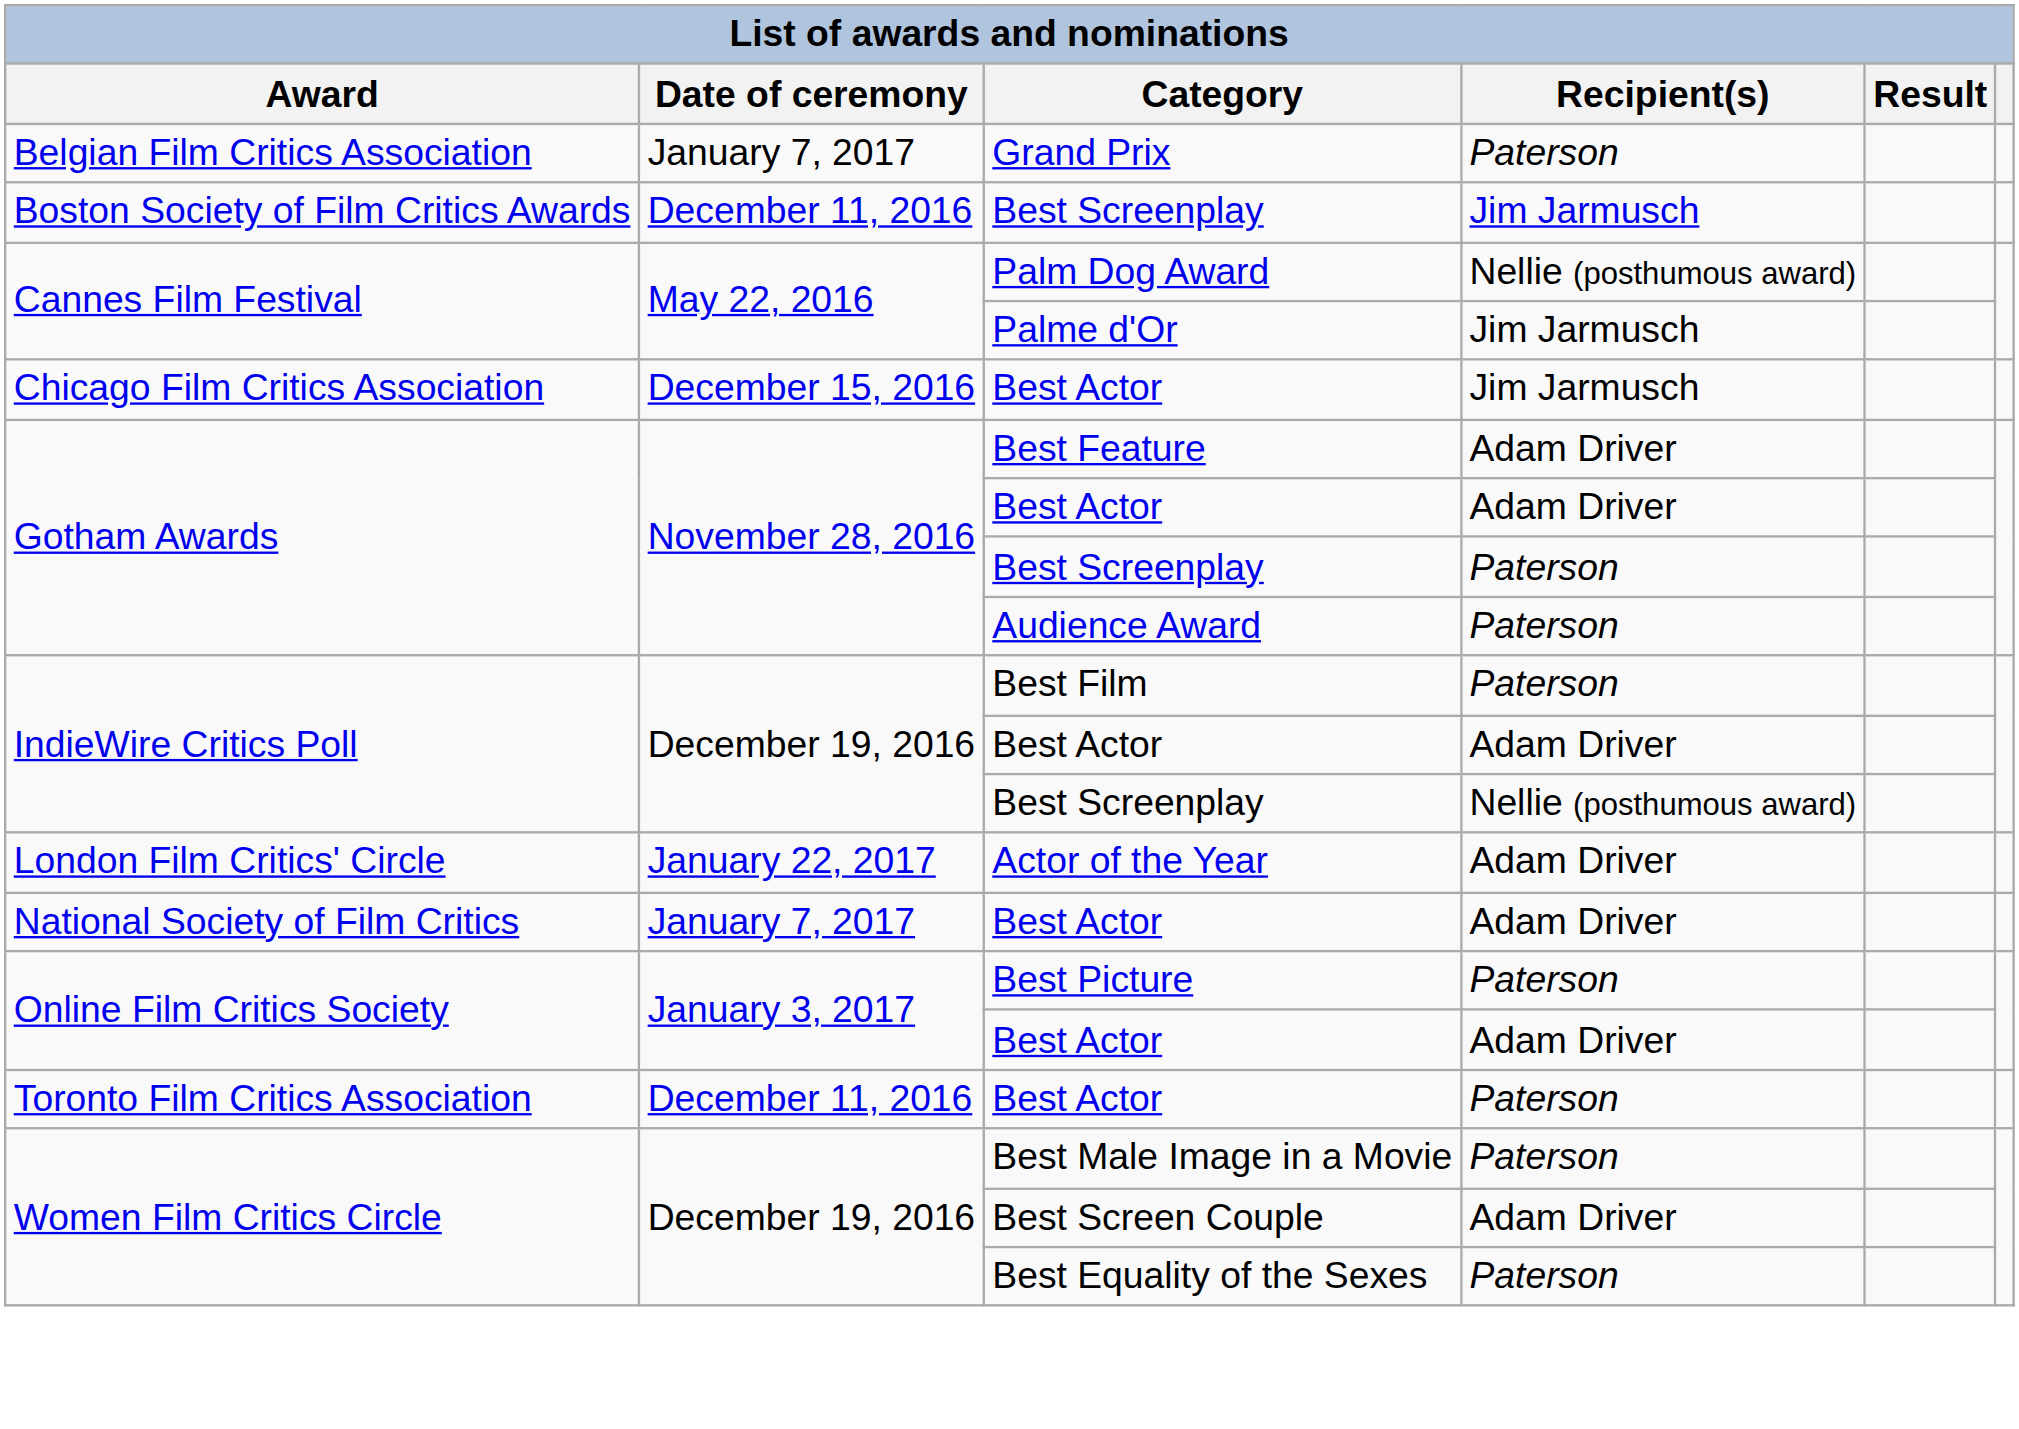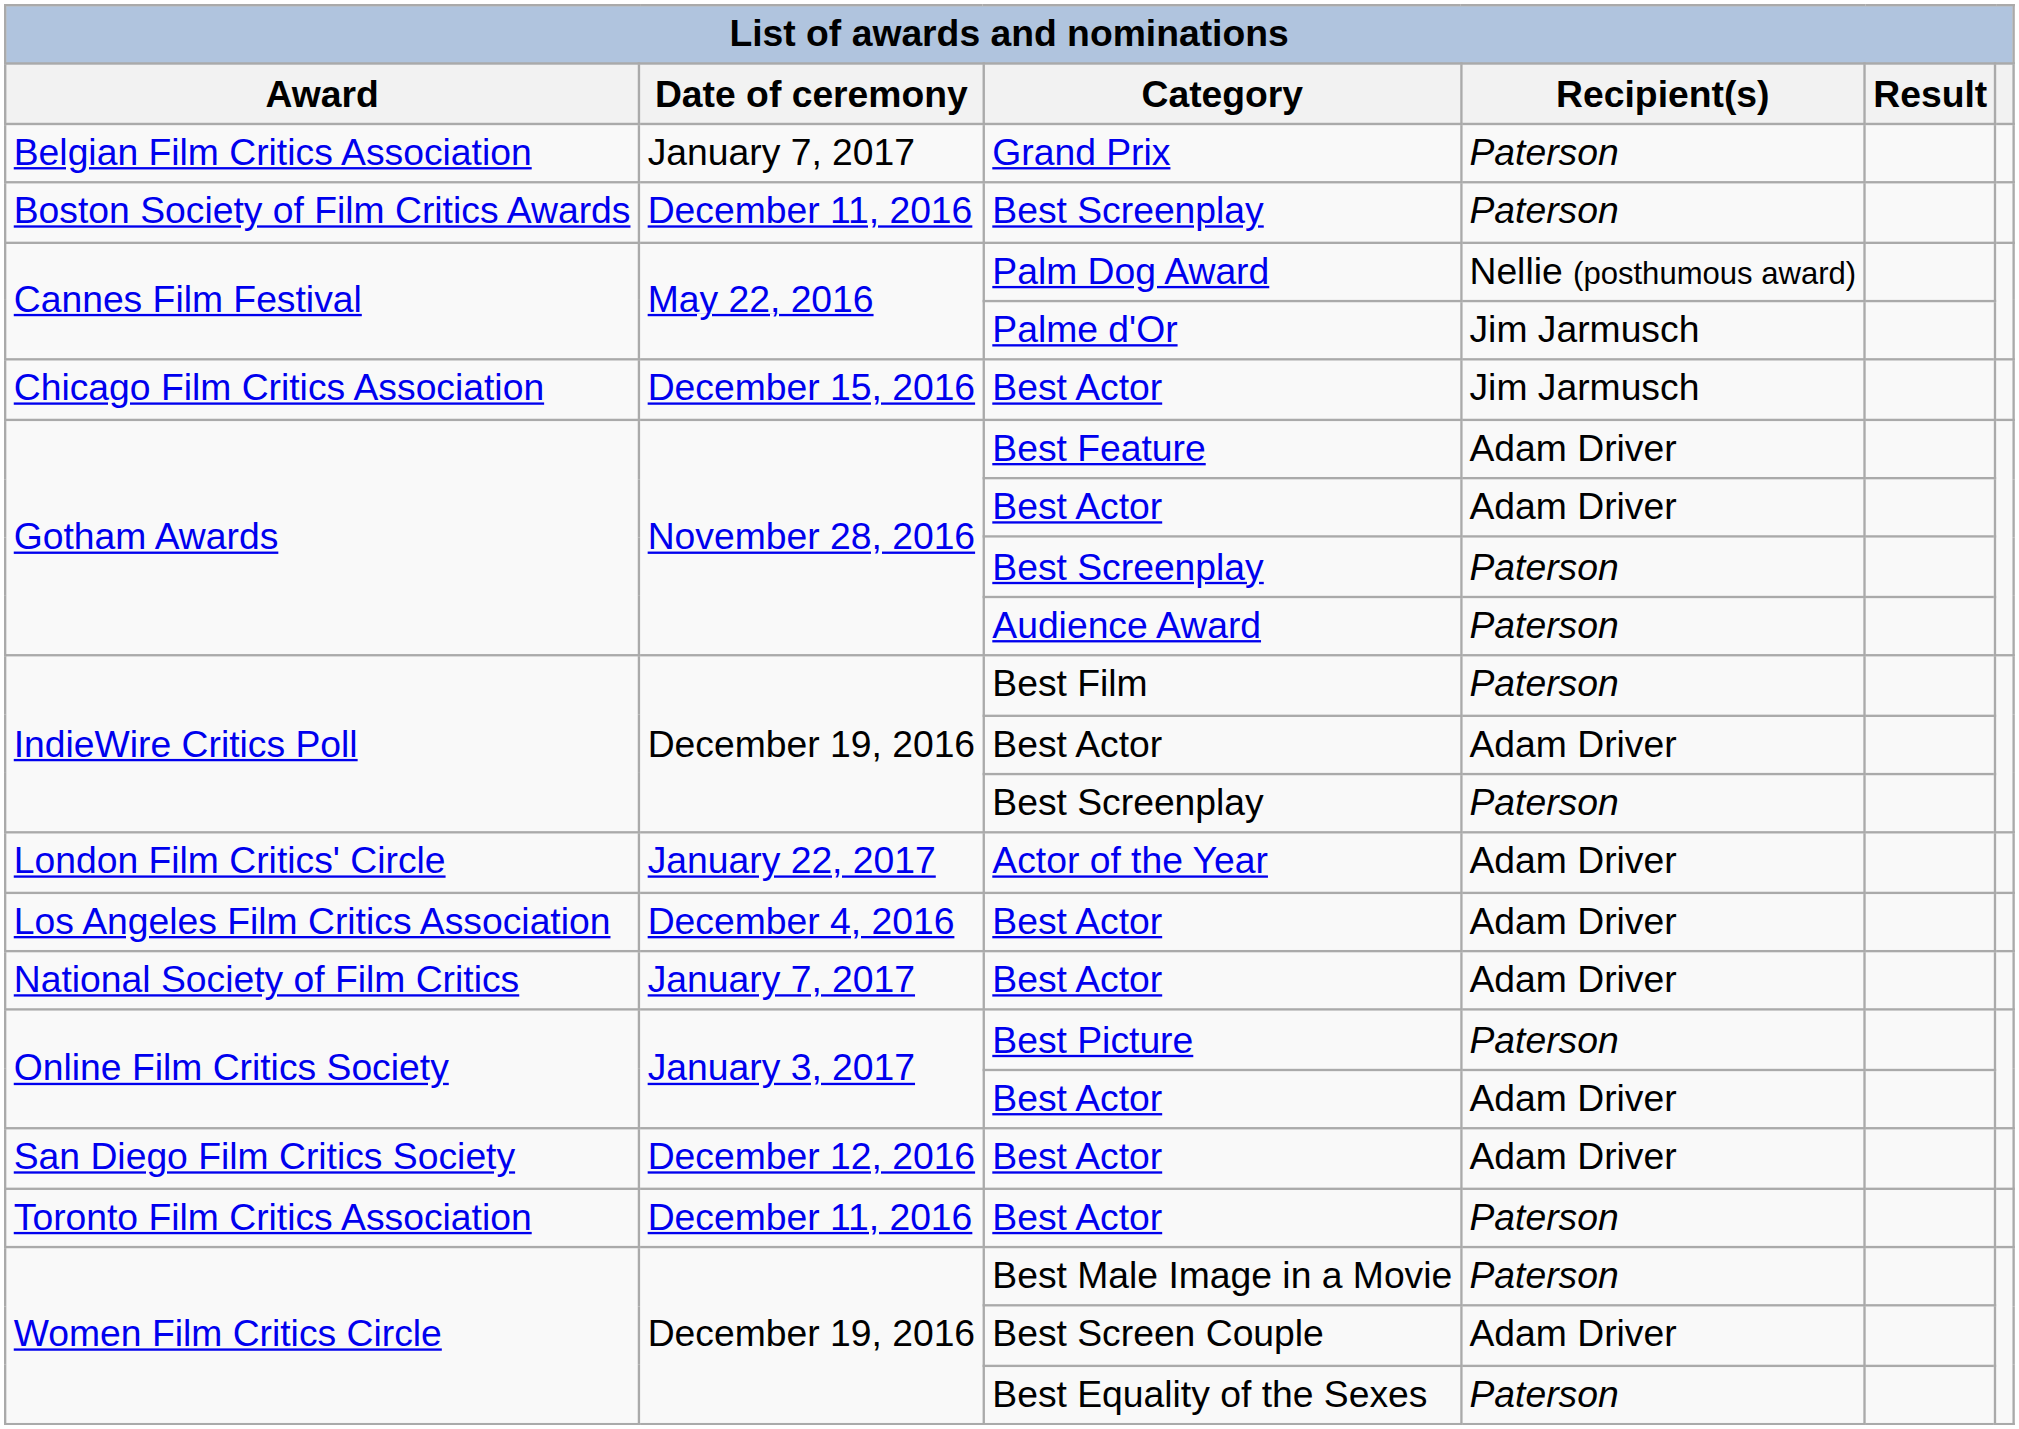(1584, 211) Jim Jarmusch -> (1544, 211) Paterson
(1663, 802) Nellie (posthumous award) -> (1544, 802) Paterson
+ row: (312, 920)
+ row: (264, 1157)
